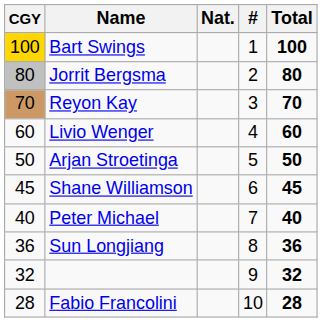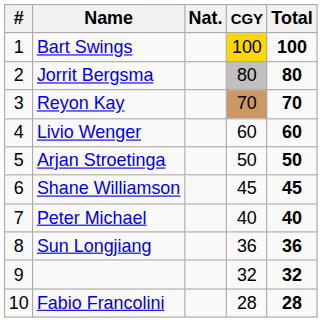columns swapped: (253, 18) <-> (25, 19)
